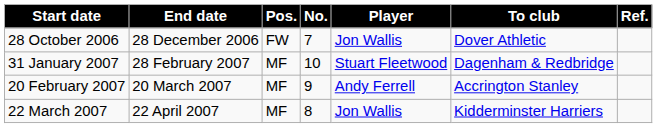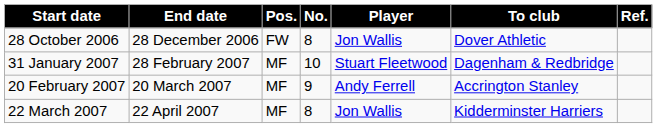(308, 39) 7 -> (308, 39) 8
